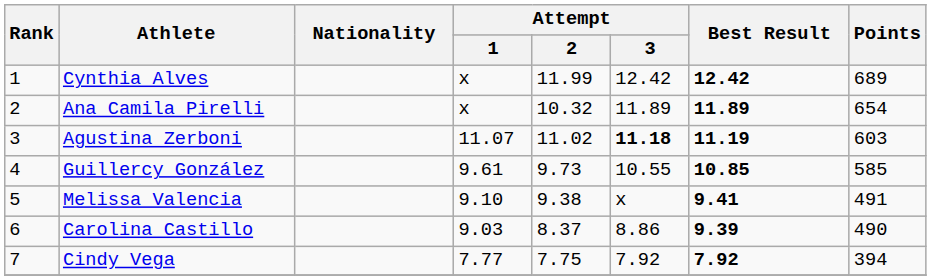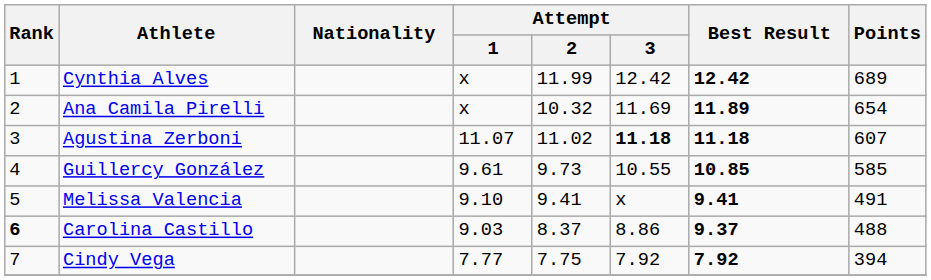(643, 110) 11.89 -> (643, 110) 11.69
(722, 141) 11.19 -> (722, 141) 11.18
(871, 141) 603 -> (871, 141) 607
(559, 201) 9.38 -> (559, 201) 9.41
(15, 231) normal -> (15, 231) bold
(716, 231) 9.39 -> (716, 231) 9.37
(871, 231) 490 -> (871, 231) 488
